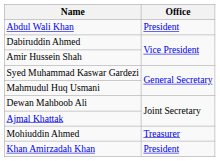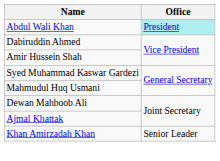(161, 27) no background -> (161, 27) paleturquoise background
- row: (43, 133)
(161, 149) President -> (170, 133) Senior Leader
